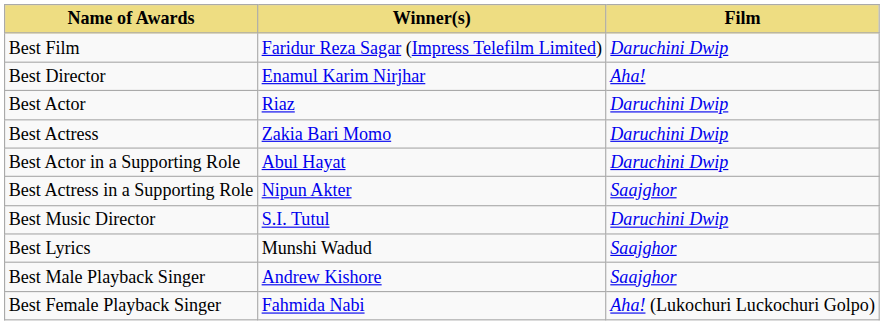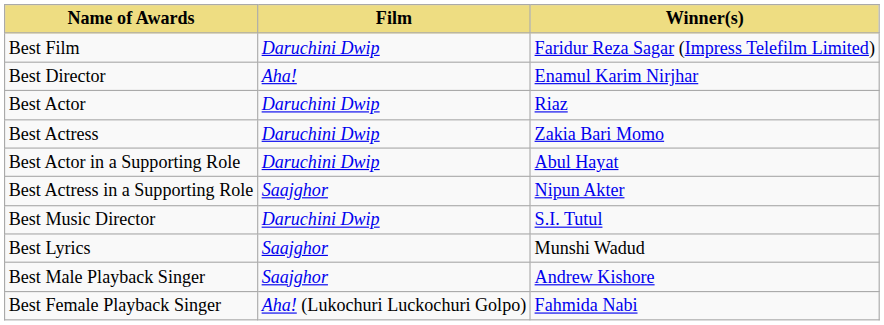columns swapped: (432, 18) <-> (743, 18)
